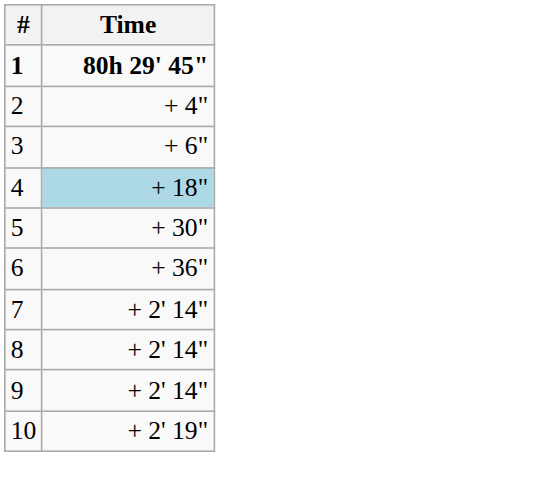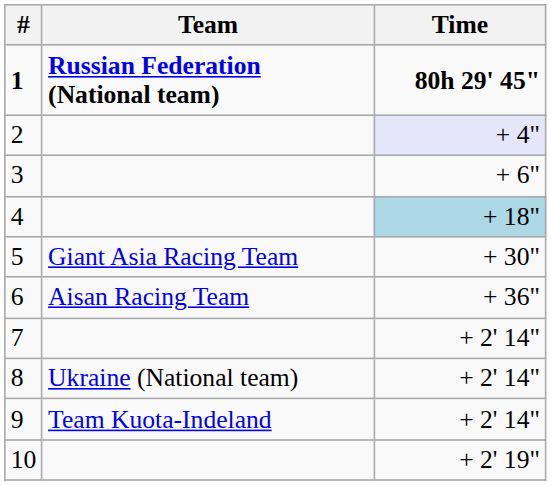+ column: (208, 24)
(186, 106) no background -> (518, 134) lavender background
